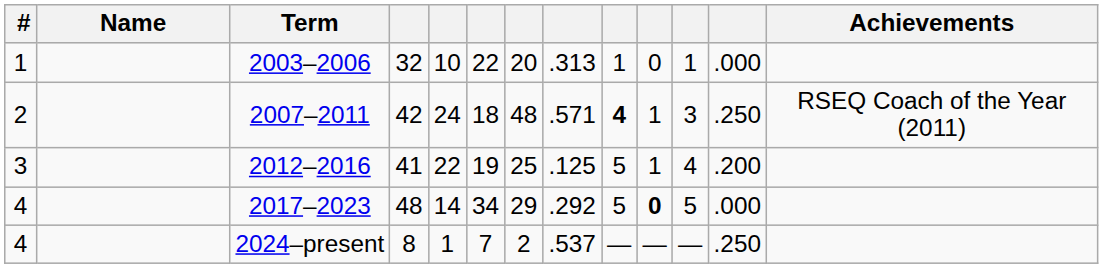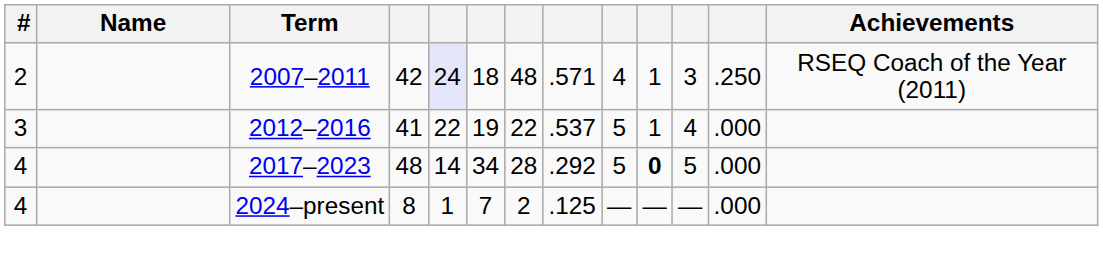- row: (310, 62)
(447, 114) no background -> (447, 76) lavender background
(619, 114) bold -> (619, 76) normal
(524, 166) 25 -> (524, 128) 22
(572, 166) .125 -> (572, 128) .537
(737, 166) .200 -> (737, 128) .000
(524, 205) 29 -> (524, 166) 28
(572, 243) .537 -> (572, 205) .125
(737, 243) .250 -> (737, 205) .000
